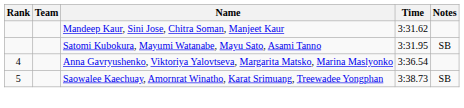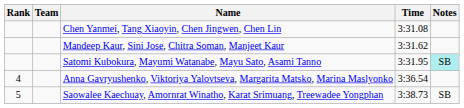+ row: (172, 29)
(445, 46) no background -> (445, 62) paleturquoise background
